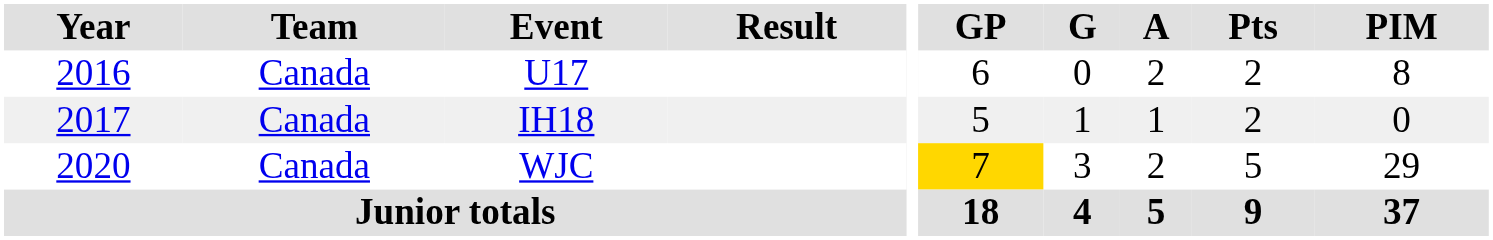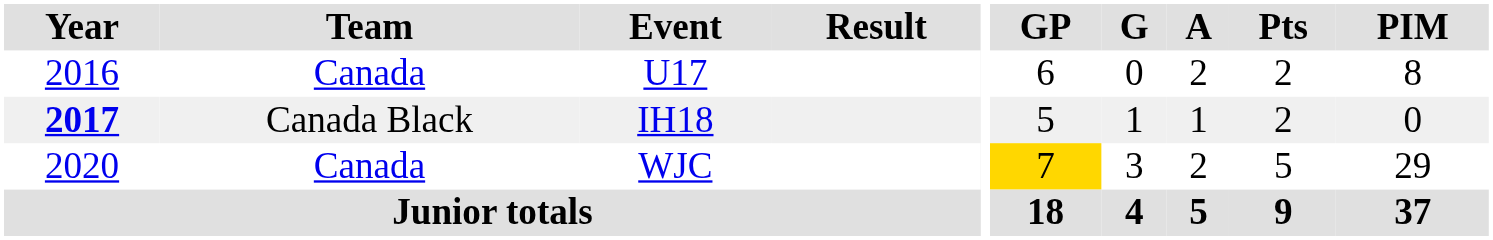(93, 119) normal -> (82, 119) bold
(314, 119) Canada -> (369, 119) Canada Black
